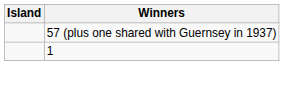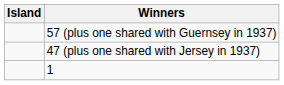+ row: (153, 51)
